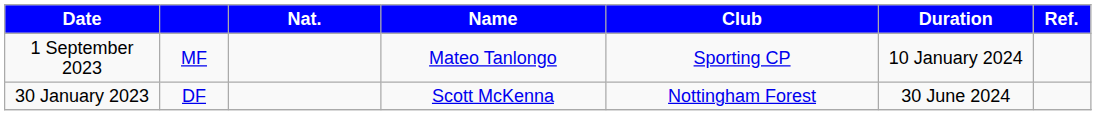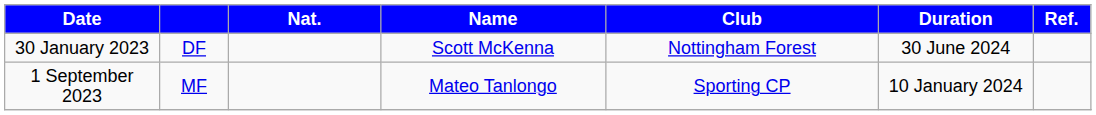rows swapped: (82, 58) <-> (82, 96)
